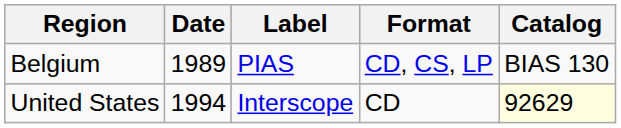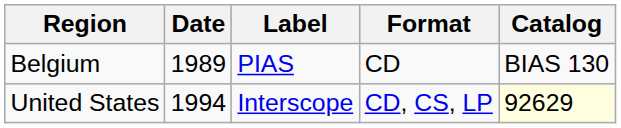(429, 63) CD, CS, LP -> (383, 63) CD
(383, 102) CD -> (429, 102) CD, CS, LP
